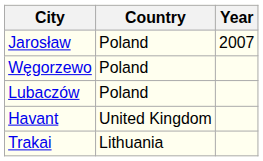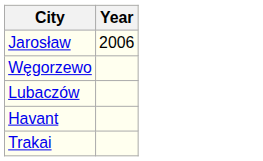- column: (155, 17)
(237, 43) 2007 -> (117, 43) 2006
